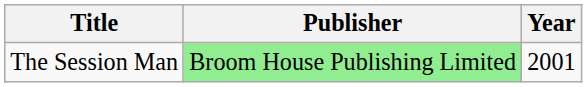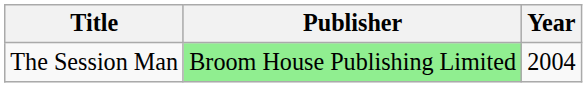(551, 61) 2001 -> (551, 61) 2004
